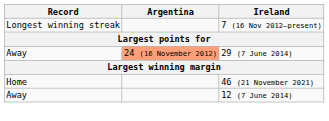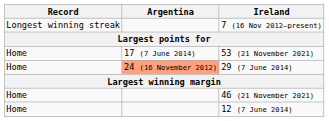+ row: (268, 53)
(17, 53) Away -> (17, 67) Home
(17, 95) Away -> (17, 109) Home
